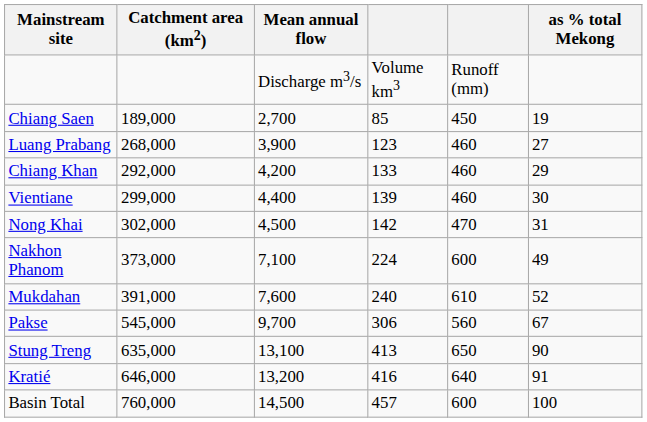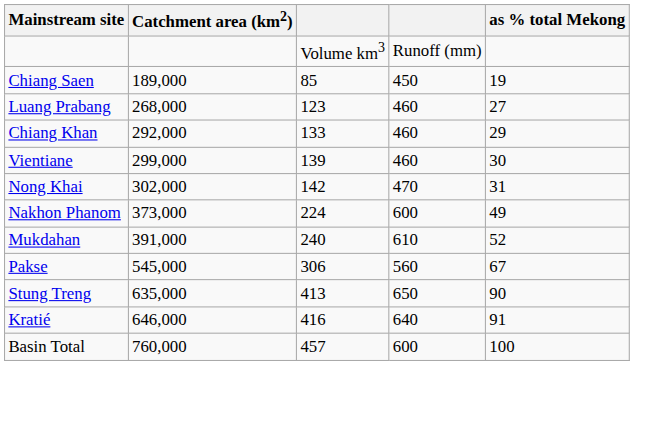- column: (311, 29)
